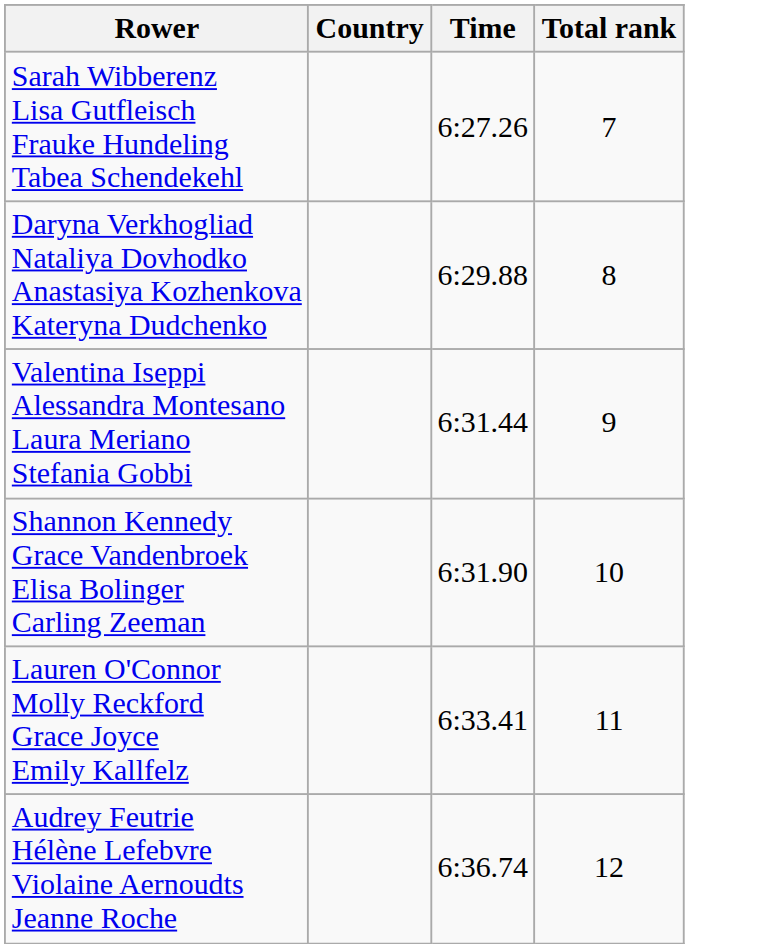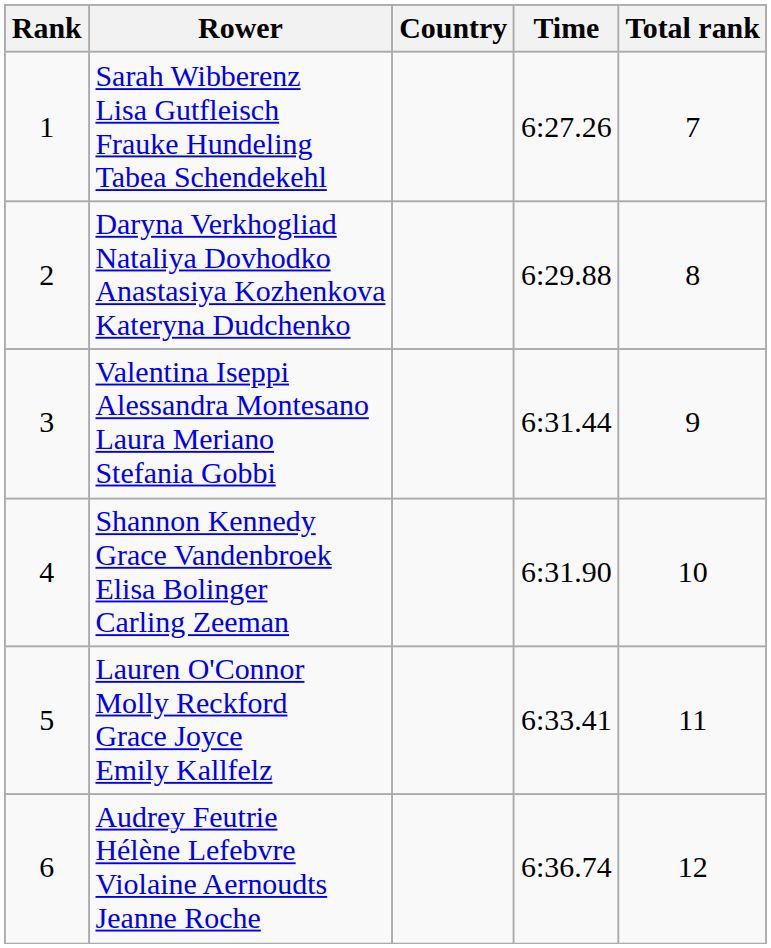+ column: (47, 28)
